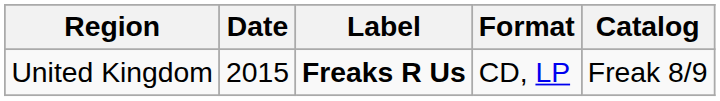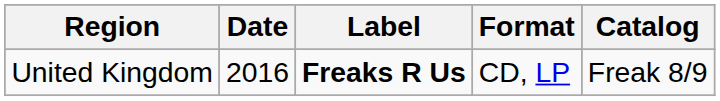(257, 71) 2015 -> (257, 71) 2016
